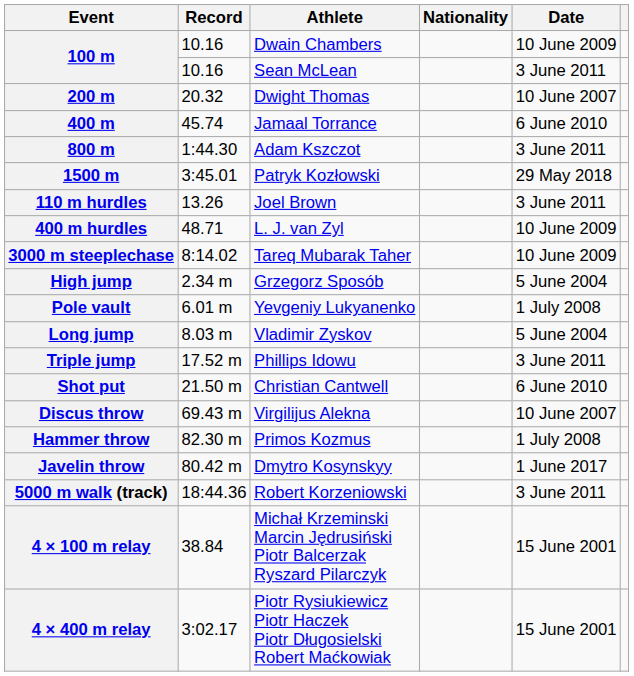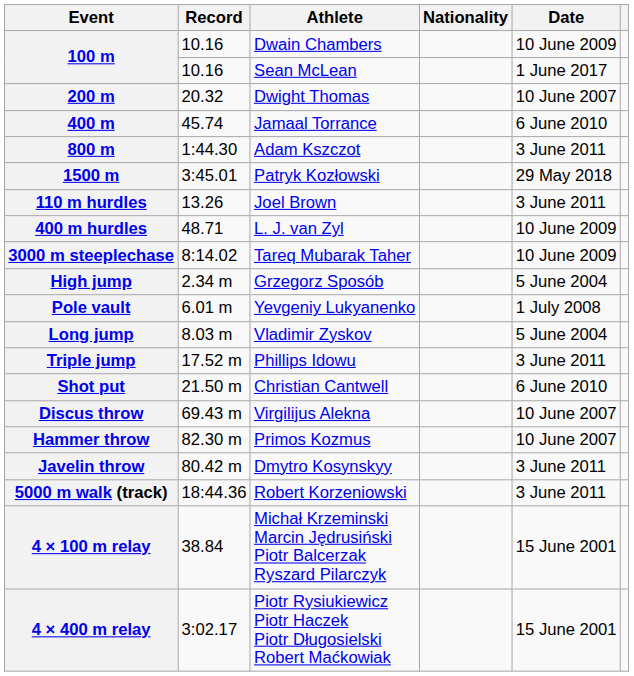(561, 70) 3 June 2011 -> (562, 70) 1 June 2017
(558, 439) 1 July 2008 -> (566, 439) 10 June 2007
(562, 466) 1 June 2017 -> (561, 466) 3 June 2011
